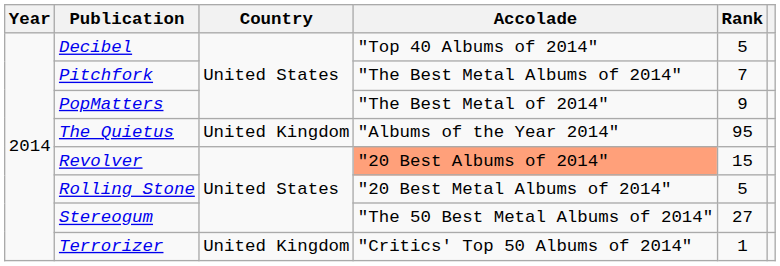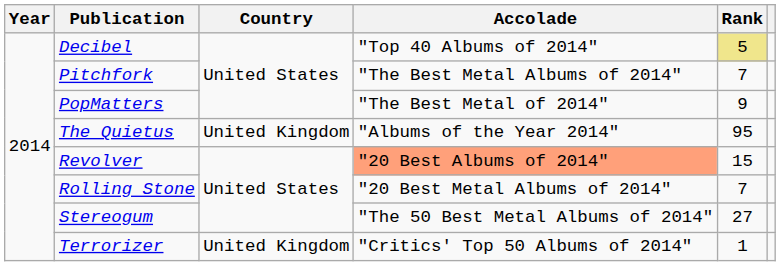(742, 47) no background -> (742, 47) khaki background
(742, 189) 5 -> (742, 189) 7
